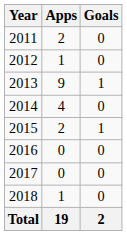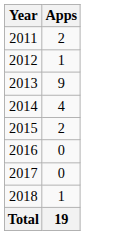- column: (101, 15)
